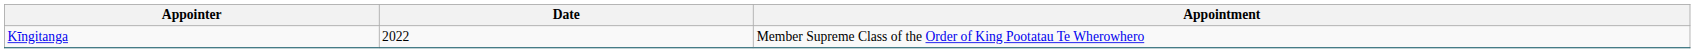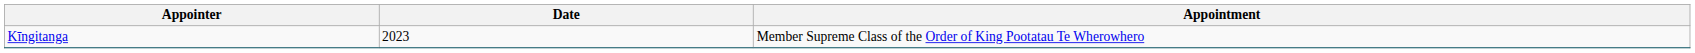(396, 36) 2022 -> (396, 36) 2023
